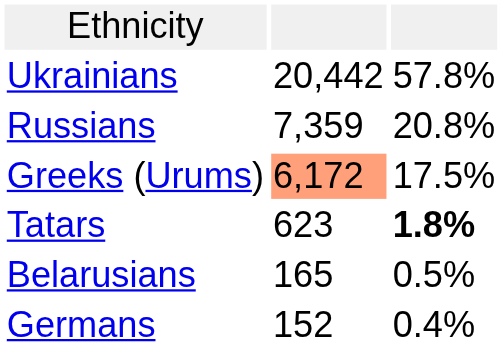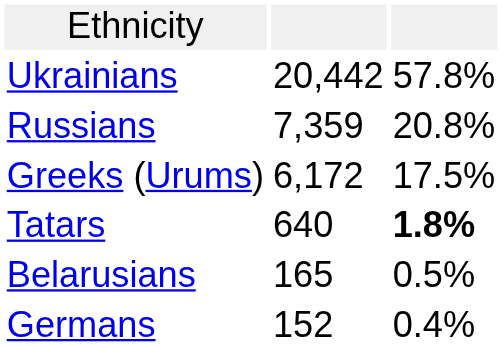(318, 175) lightsalmon background -> (318, 175) no background
(303, 225) 623 -> (303, 225) 640
